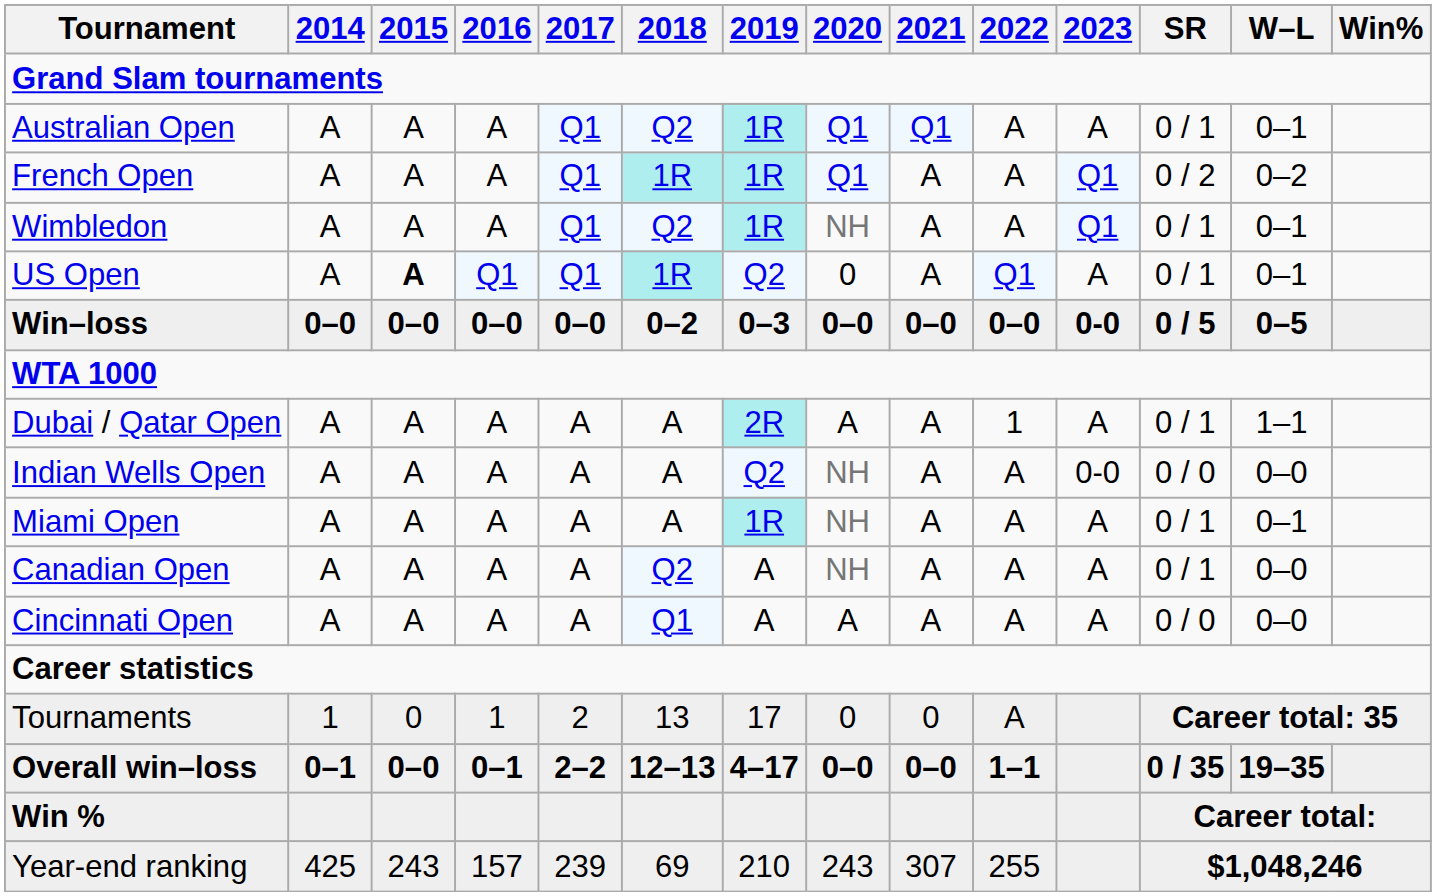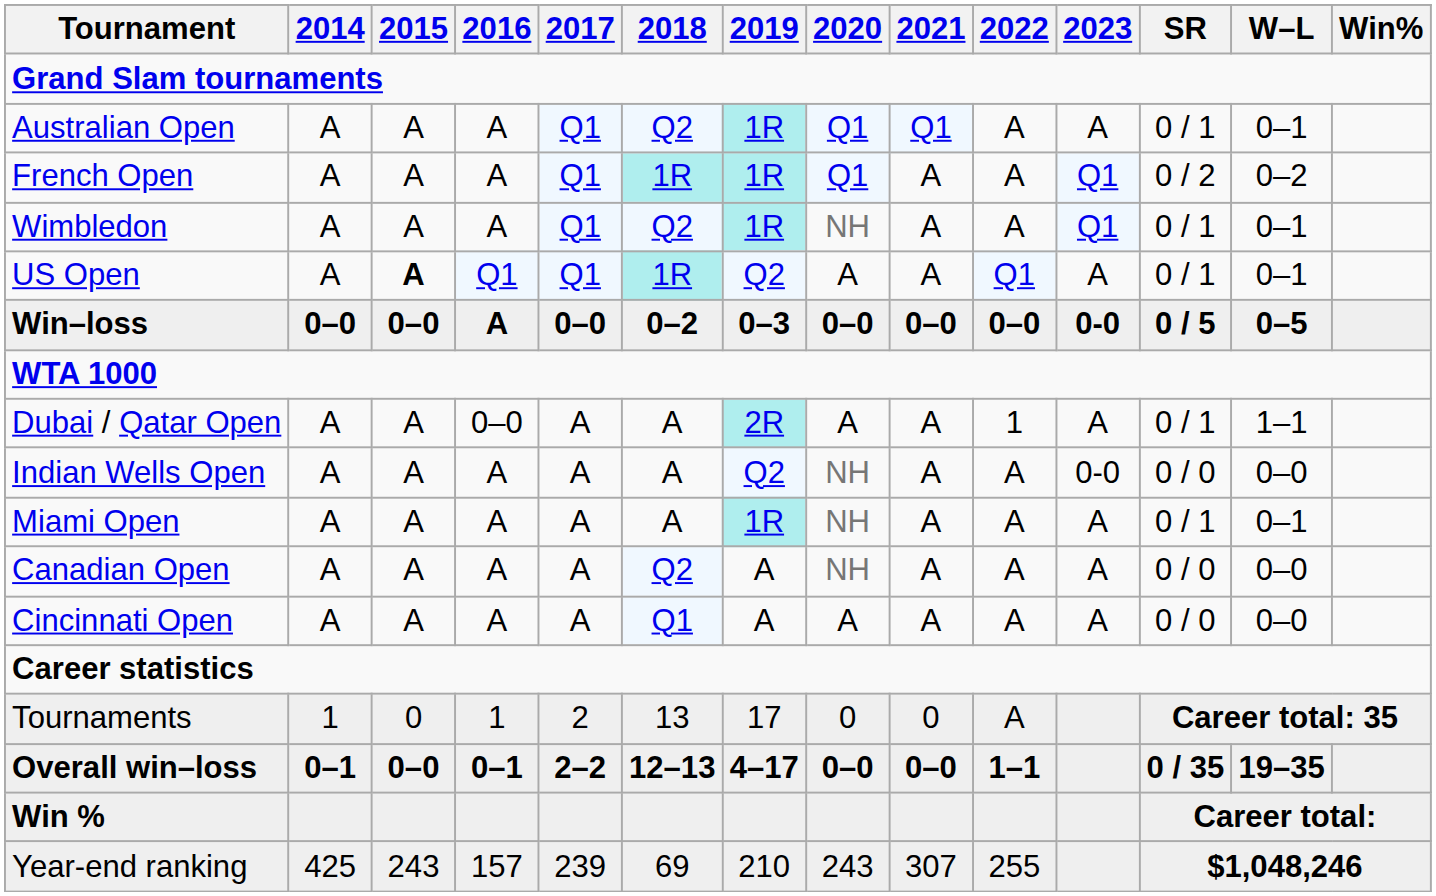(848, 275) 0 -> (848, 275) A
(497, 324) 0–0 -> (497, 324) A
(497, 422) A -> (497, 422) 0–0
(1185, 570) 0 / 1 -> (1185, 570) 0 / 0
